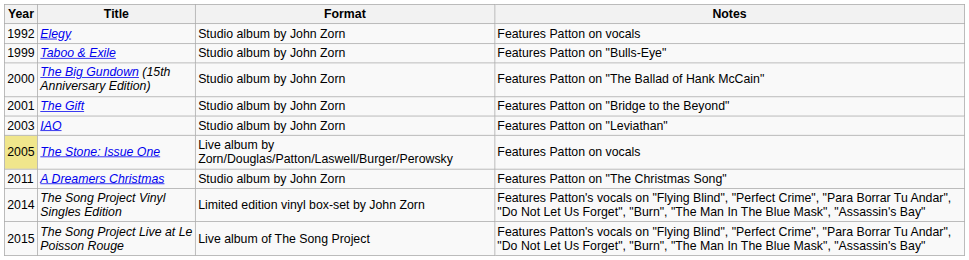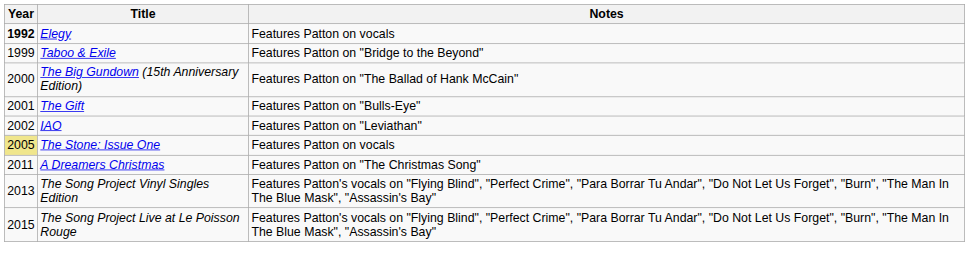- column: (345, 14)
(21, 33) normal -> (21, 33) bold
(582, 53) Features Patton on "Bulls-Eye" -> (367, 53) Features Patton on "Bridge to the Beyond"
(613, 106) Features Patton on "Bridge to the Beyond" -> (336, 106) Features Patton on "Bulls-Eye"
(21, 125) 2003 -> (21, 125) 2002
(21, 205) 2014 -> (21, 191) 2013
